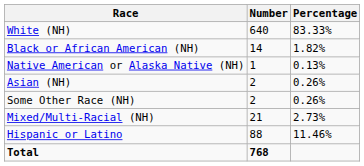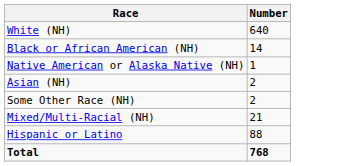- column: (325, 13)
